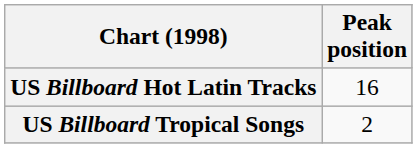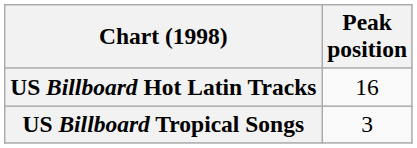(367, 124) 2 -> (367, 124) 3
